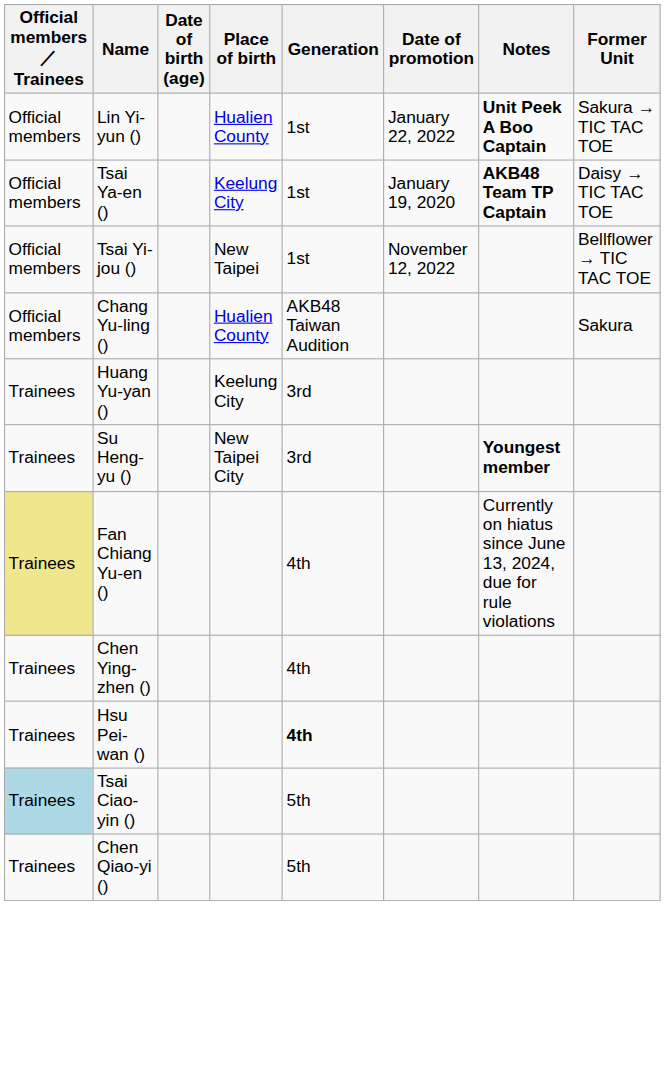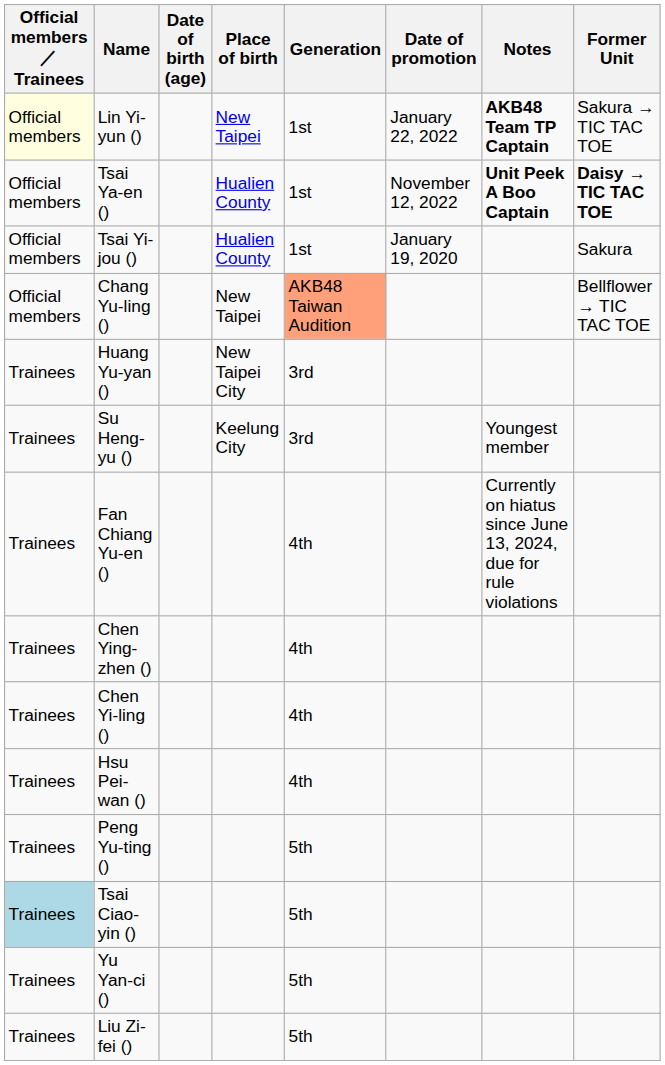(45, 126) no background -> (45, 126) lightyellow background
(243, 126) Hualien County -> (238, 126) New Taipei
(522, 126) Unit Peek A Boo Captain -> (521, 126) AKB48 Team TP Captain
(246, 192) Keelung City -> (245, 192) Hualien County
(422, 192) January 19, 2020 -> (430, 192) November 12, 2022
(518, 192) AKB48 Team TP Captain -> (525, 192) Unit Peek A Boo Captain
(611, 192) normal -> (611, 192) bold
(236, 259) New Taipei -> (245, 249) Hualien County
(428, 259) November 12, 2022 -> (424, 249) January 19, 2020
(615, 259) Bellflower → TIC TAC TOE -> (605, 249) Sakura
(243, 325) Hualien County -> (238, 306) New Taipei
(318, 325) no background -> (320, 306) lightsalmon background
(605, 325) Sakura -> (615, 306) Bellflower → TIC TAC TOE
(246, 391) Keelung City -> (238, 372) New Taipei City
(236, 458) New Taipei City -> (247, 438) Keelung City
(522, 458) bold -> (521, 438) normal
(42, 563) khaki background -> (42, 543) no background
+ row: (121, 715)
(300, 734) bold -> (301, 781) normal
+ row: (125, 847)
- row: (124, 867)
+ row: (122, 980)
+ row: (122, 1036)
